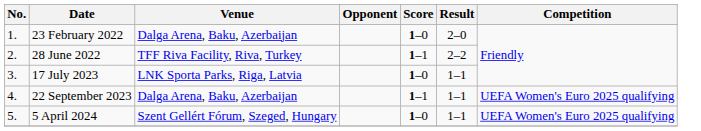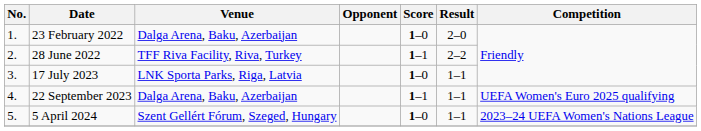(577, 116) UEFA Women's Euro 2025 qualifying -> (587, 116) 2023–24 UEFA Women's Nations League
